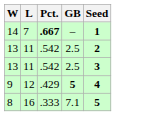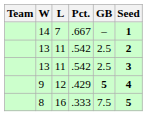+ column: (20, 13)
(49, 31) bold -> (81, 31) normal
(73, 102) 7.1 -> (104, 102) 7.5
